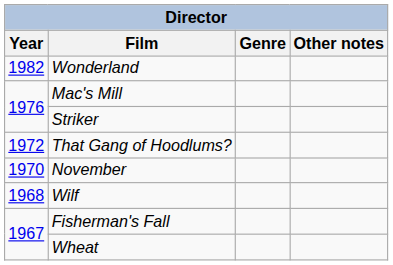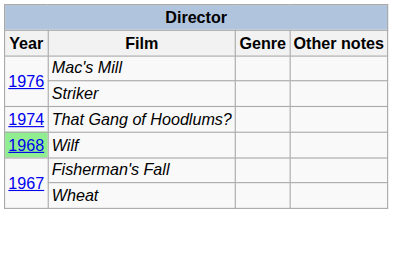- row: (95, 69)
(26, 145) 1972 -> (26, 120) 1974
- row: (89, 171)
(26, 196) no background -> (26, 145) lightgreen background
